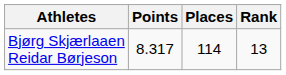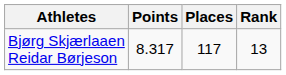(209, 49) 114 -> (209, 49) 117
